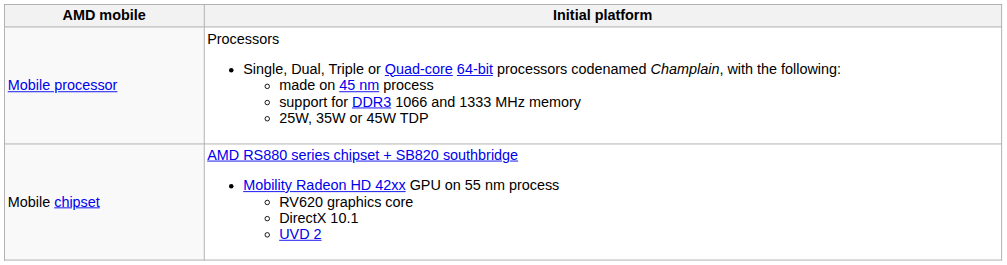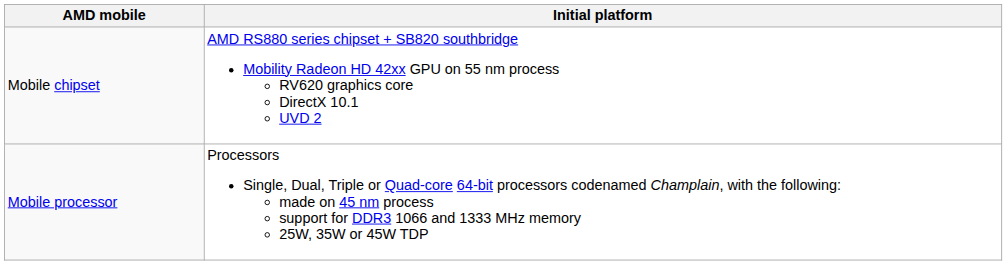rows swapped: (63, 85) <-> (54, 201)
